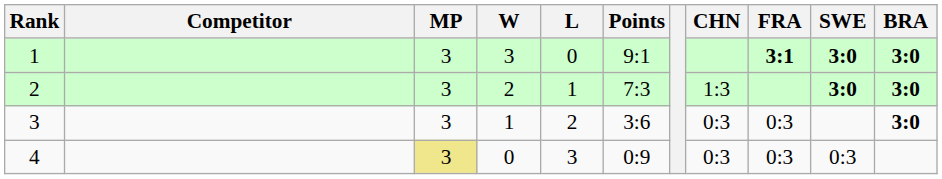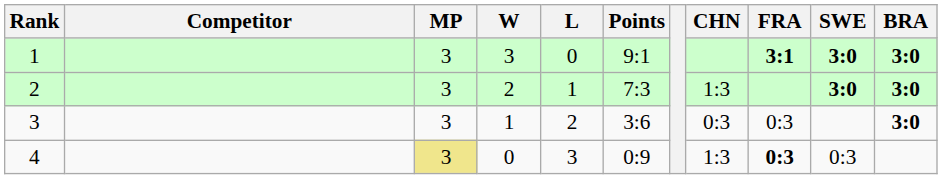(717, 156) 0:3 -> (717, 156) 1:3
(780, 156) normal -> (780, 156) bold
